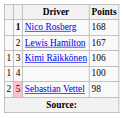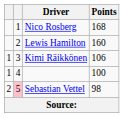(18, 27) bold -> (18, 27) normal
(99, 42) 167 -> (99, 42) 160
